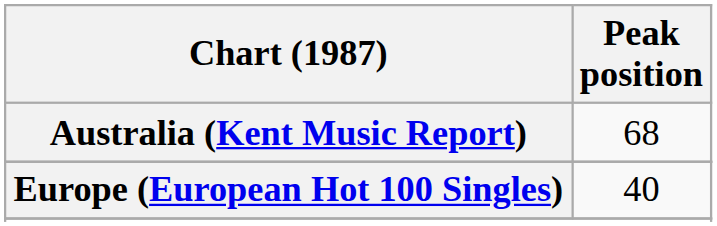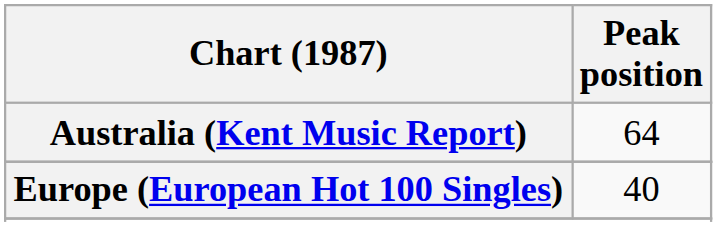(641, 131) 68 -> (641, 131) 64
